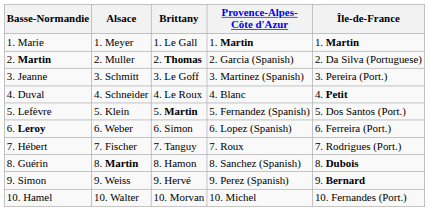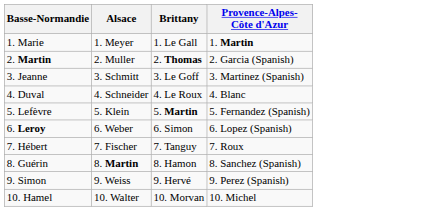- column: (368, 19)
